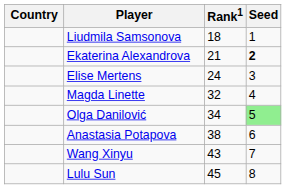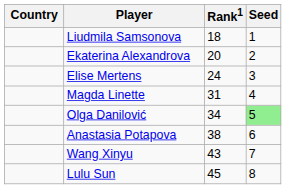(214, 56) 21 -> (214, 56) 20
(252, 56) bold -> (252, 56) normal
(214, 95) 32 -> (214, 95) 31
